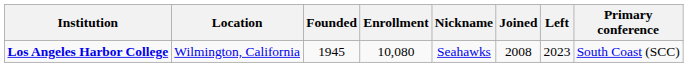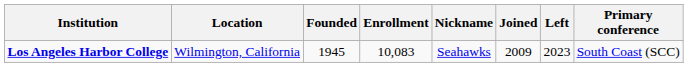(396, 51) 10,080 -> (396, 51) 10,083
(518, 51) 2008 -> (518, 51) 2009
